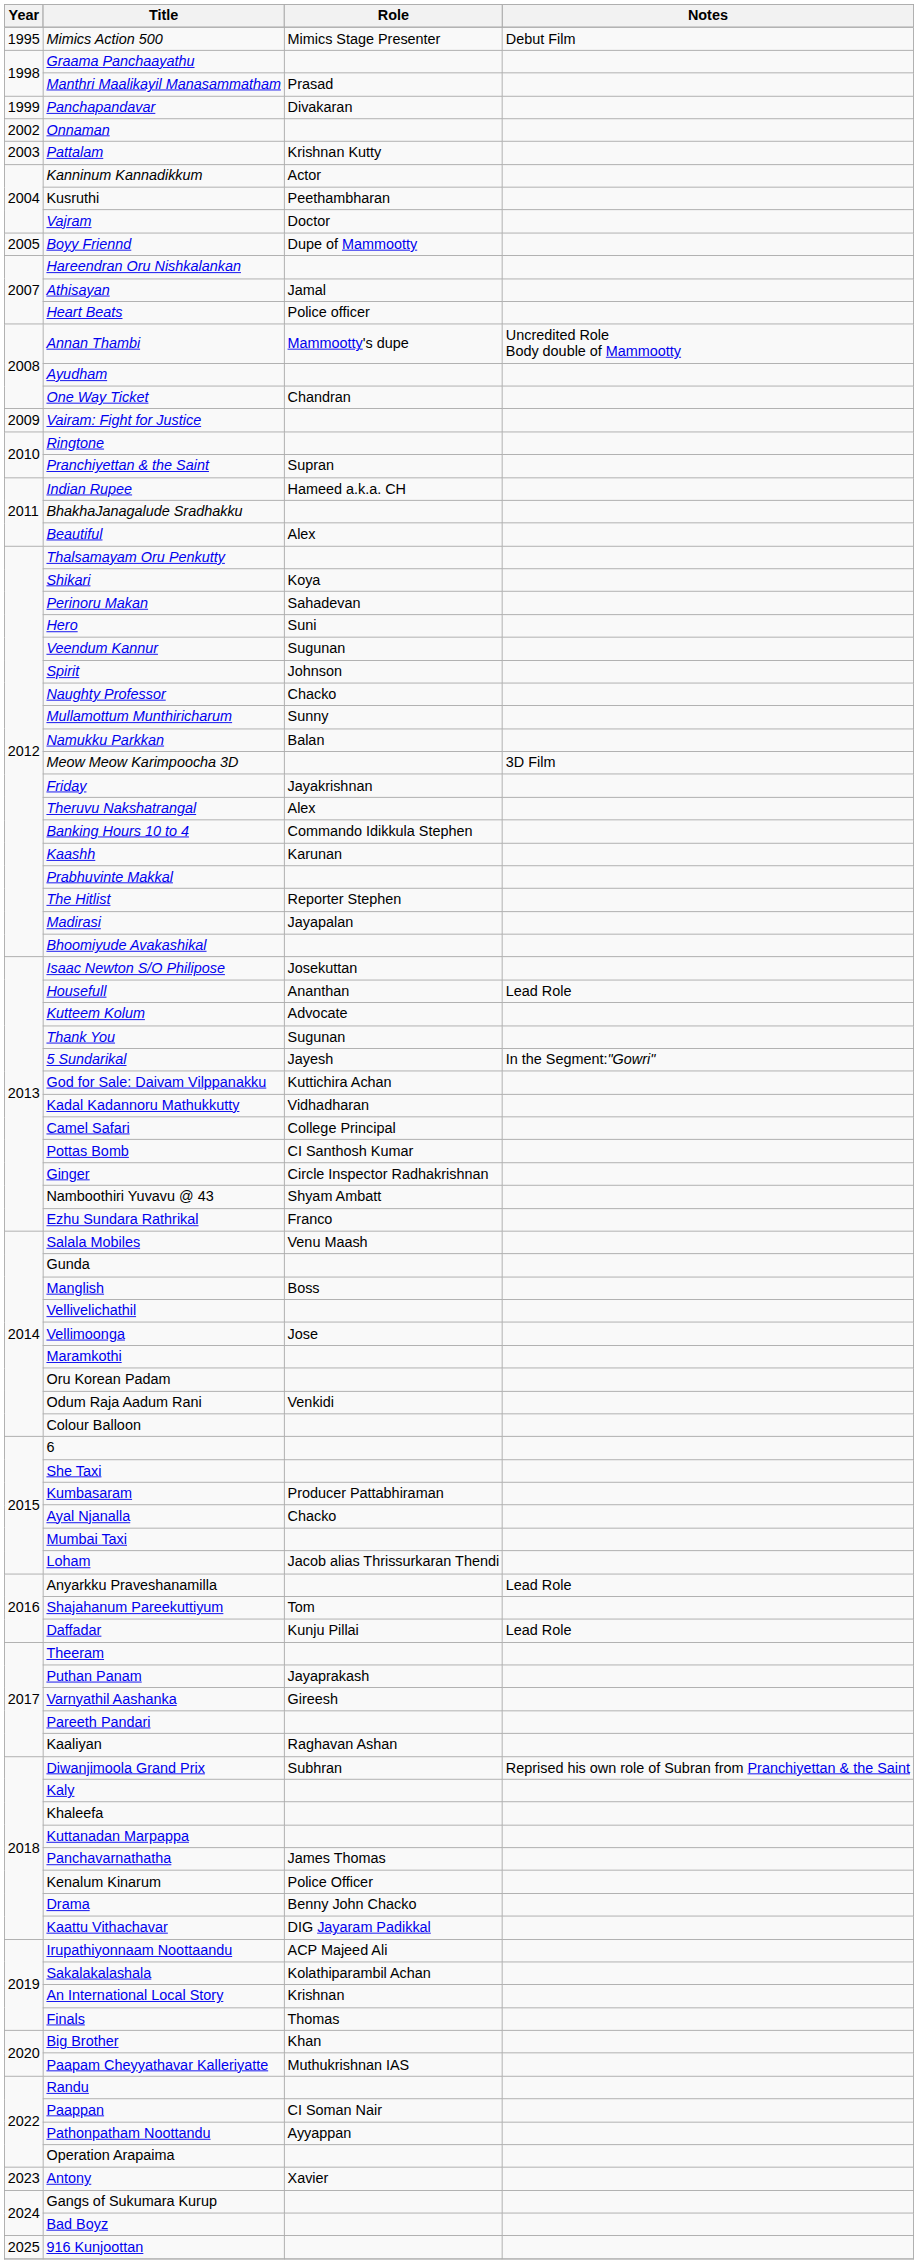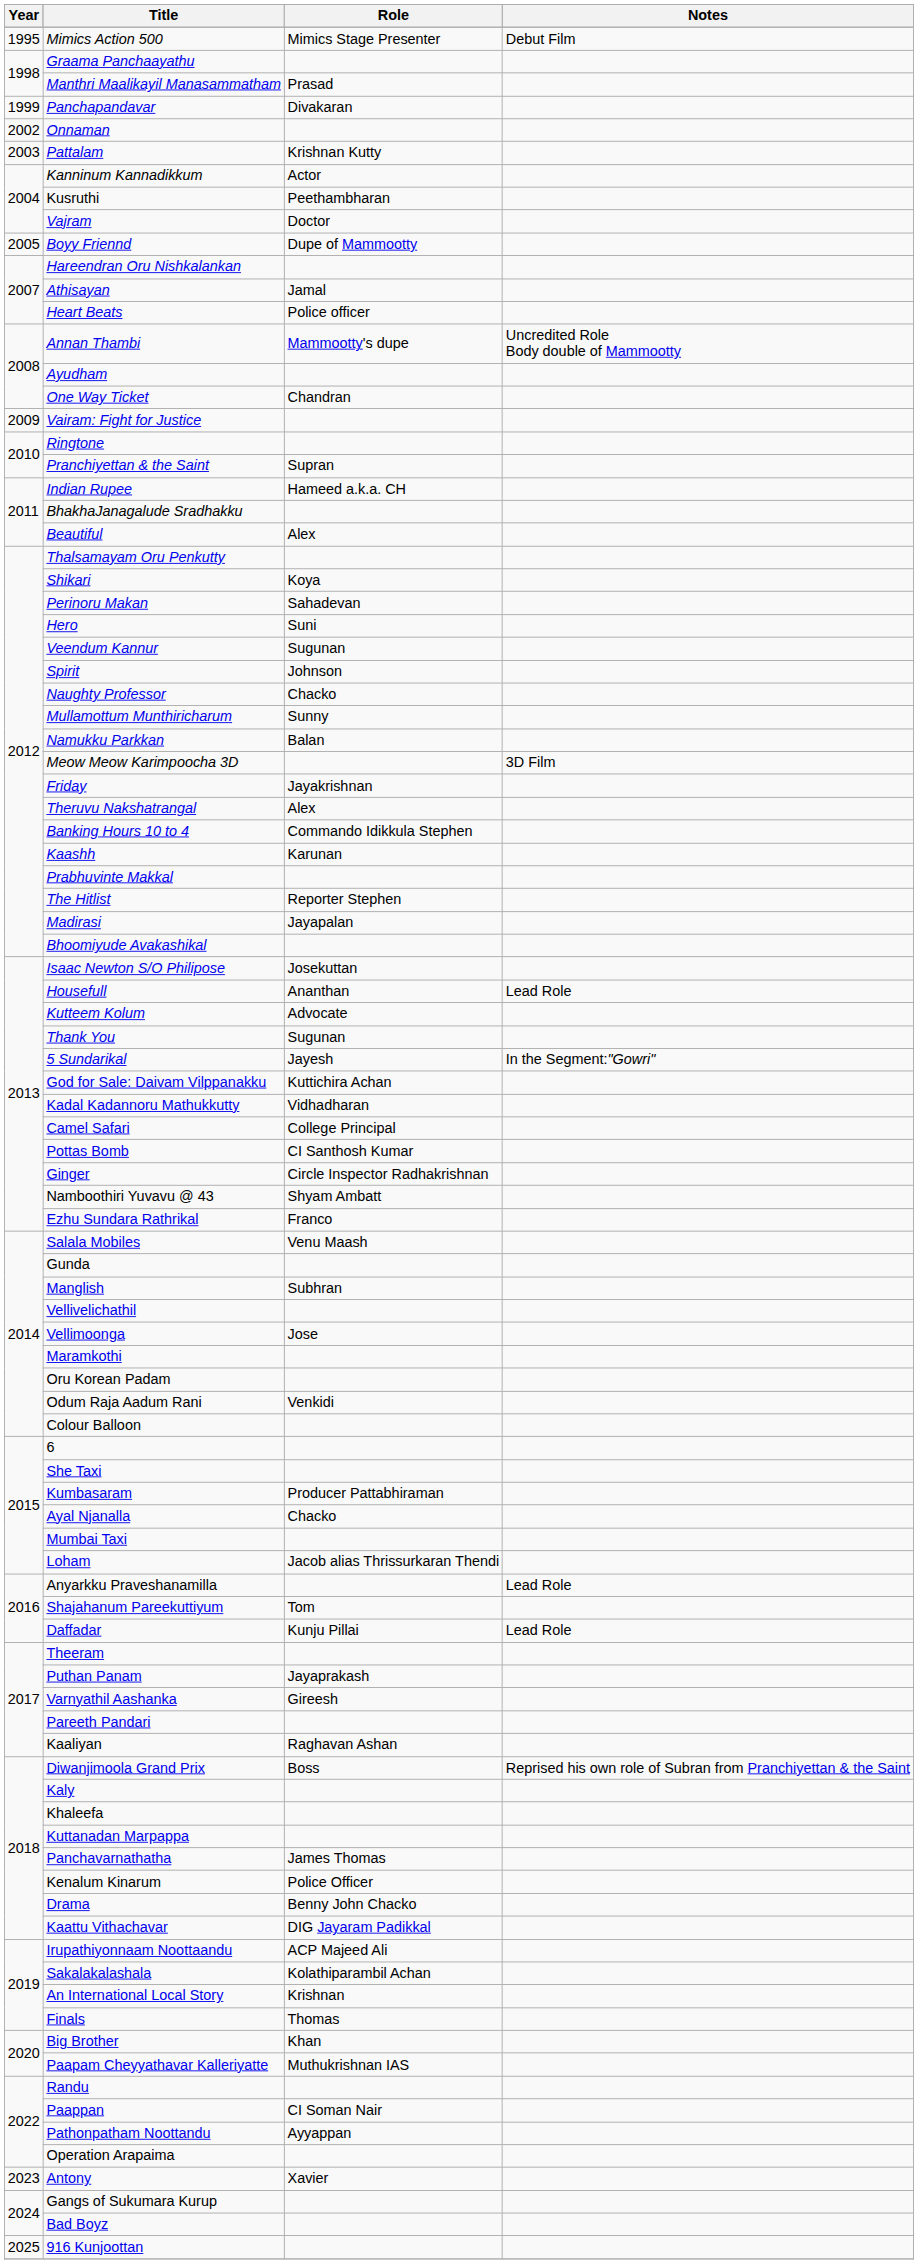(304, 1288) Boss -> (315, 1288) Subhran
(315, 1767) Subhran -> (304, 1767) Boss
